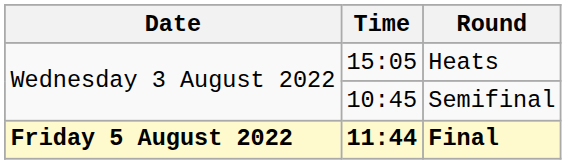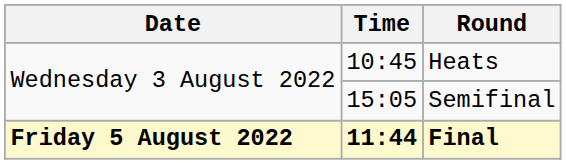(382, 62) 15:05 -> (382, 62) 10:45
(382, 101) 10:45 -> (382, 101) 15:05
